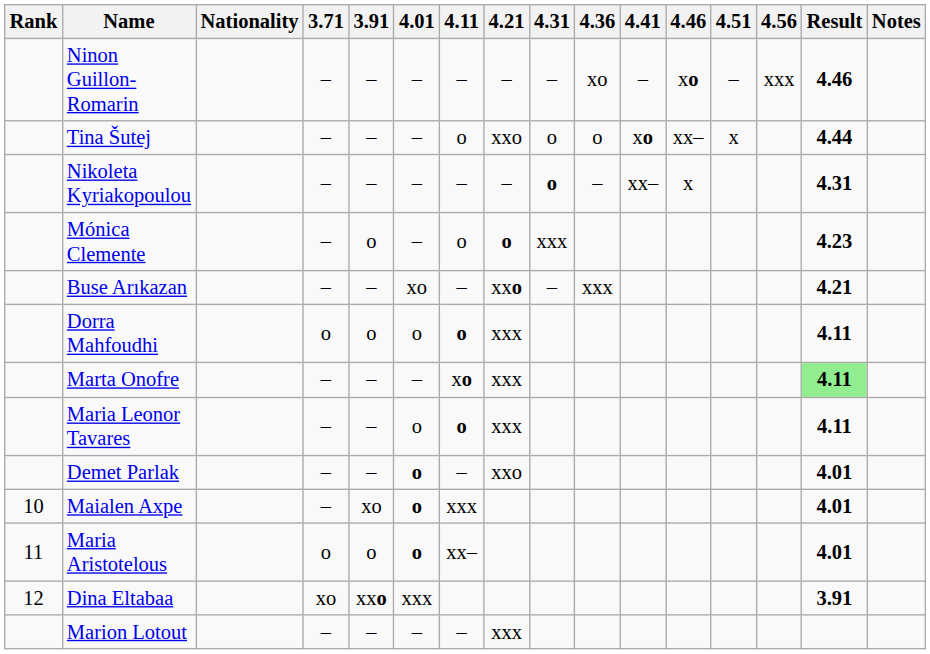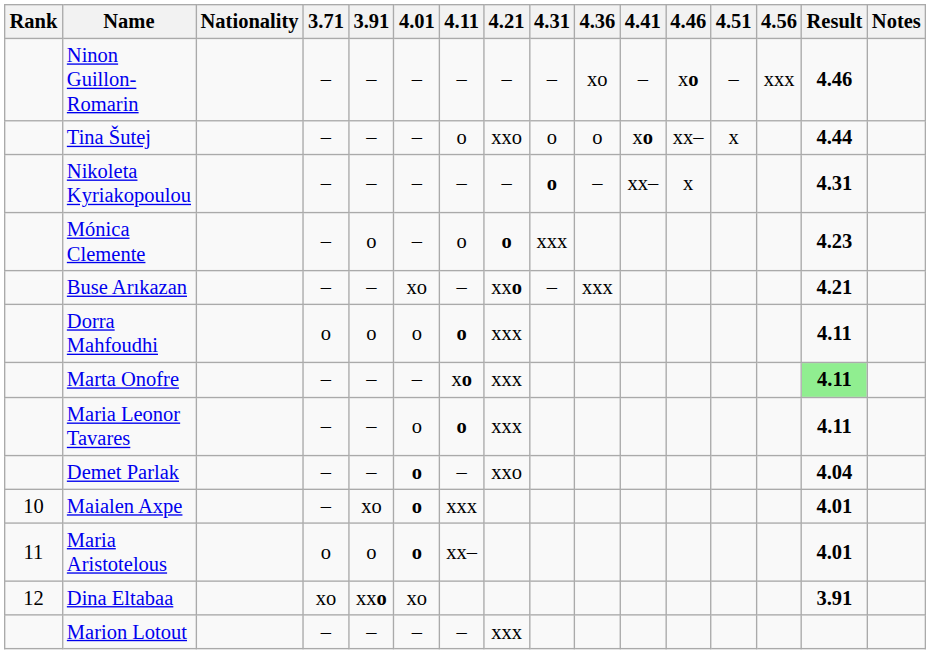(834, 471) 4.01 -> (834, 471) 4.04
(417, 597) xxx -> (417, 597) xo
